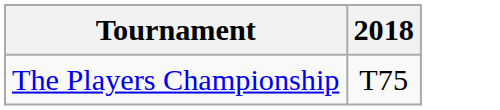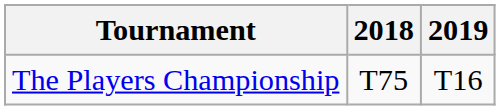+ column: (458, 29)
